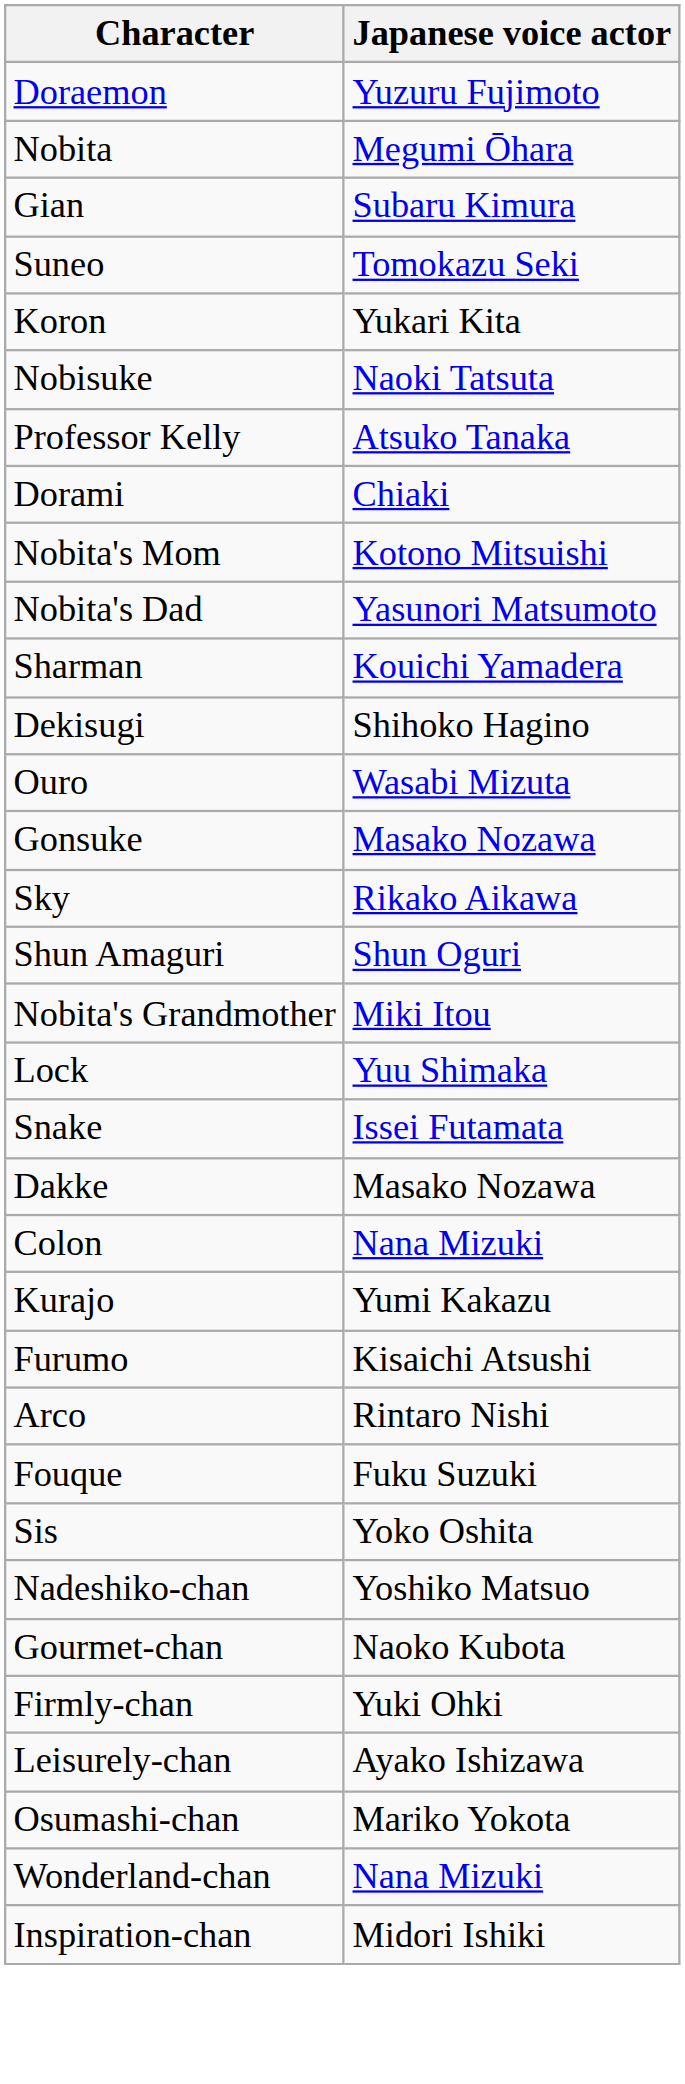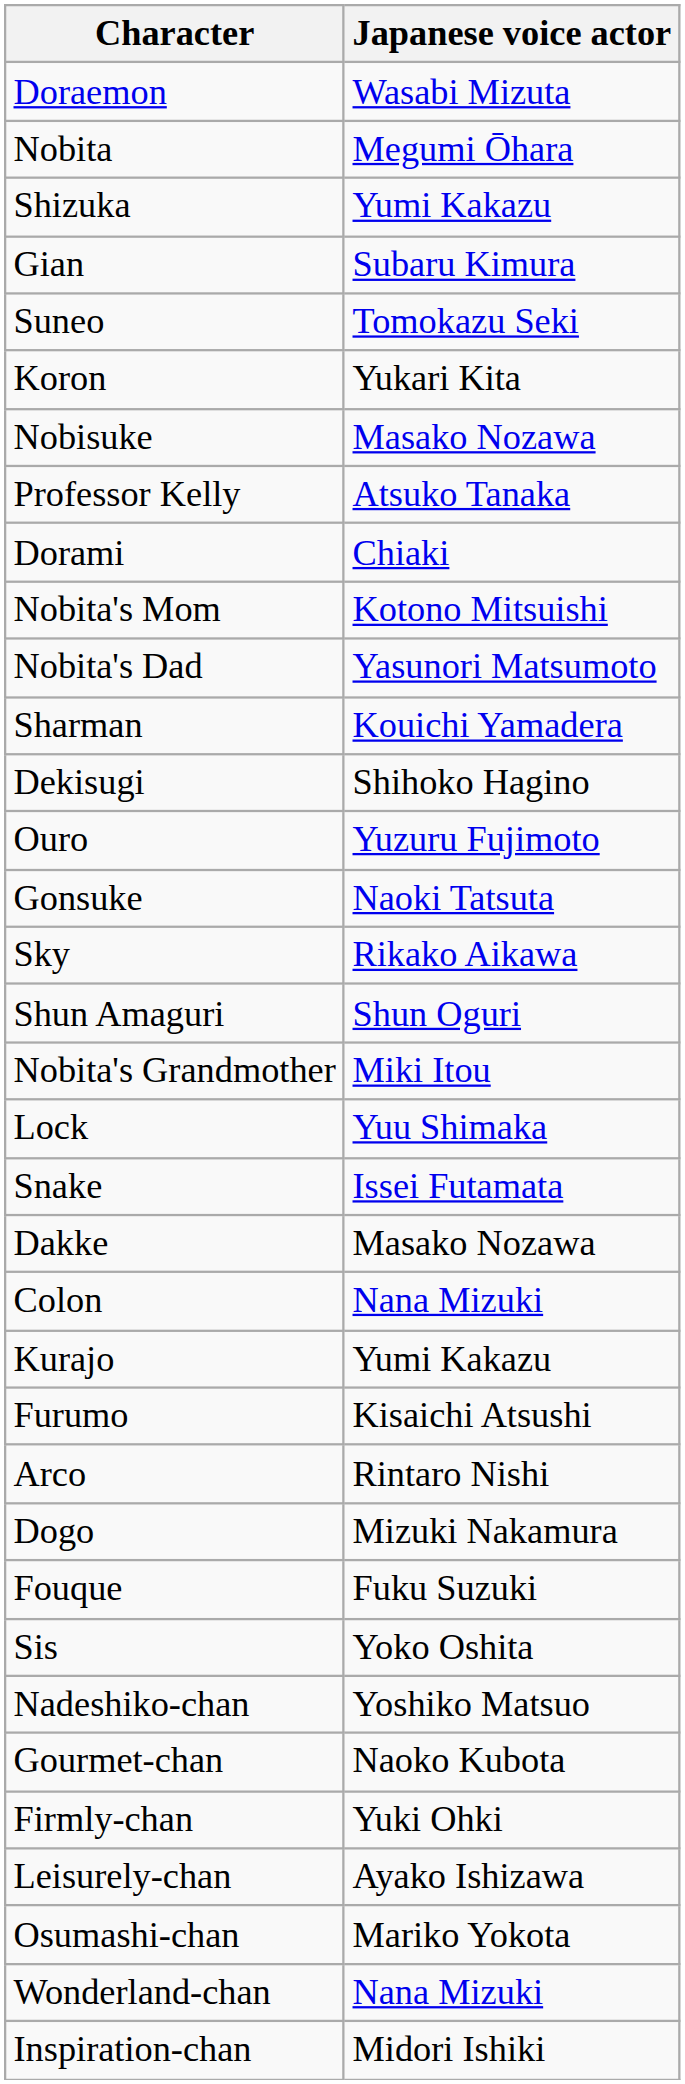(476, 90) Yuzuru Fujimoto -> (461, 90) Wasabi Mizuta
+ row: (72, 206)
(453, 378) Naoki Tatsuta -> (474, 436) Masako Nozawa
(461, 782) Wasabi Mizuta -> (476, 839) Yuzuru Fujimoto
(474, 839) Masako Nozawa -> (453, 897) Naoki Tatsuta
+ row: (54, 1530)
